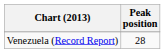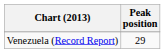(140, 40) 28 -> (140, 40) 29
